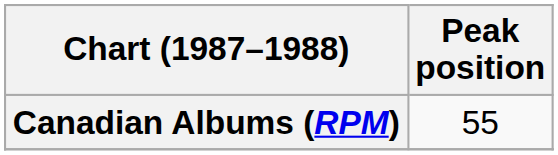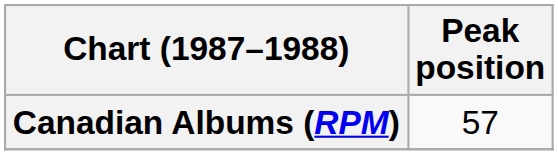(480, 121) 55 -> (480, 121) 57
